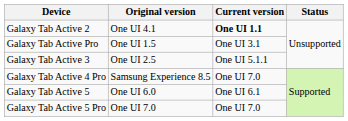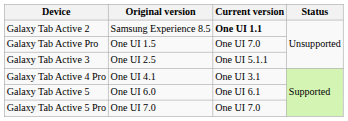(133, 28) One UI 4.1 -> (161, 28) Samsung Experience 8.5
(238, 44) One UI 3.1 -> (238, 44) One UI 7.0
(161, 76) Samsung Experience 8.5 -> (133, 76) One UI 4.1
(238, 76) One UI 7.0 -> (238, 76) One UI 3.1
